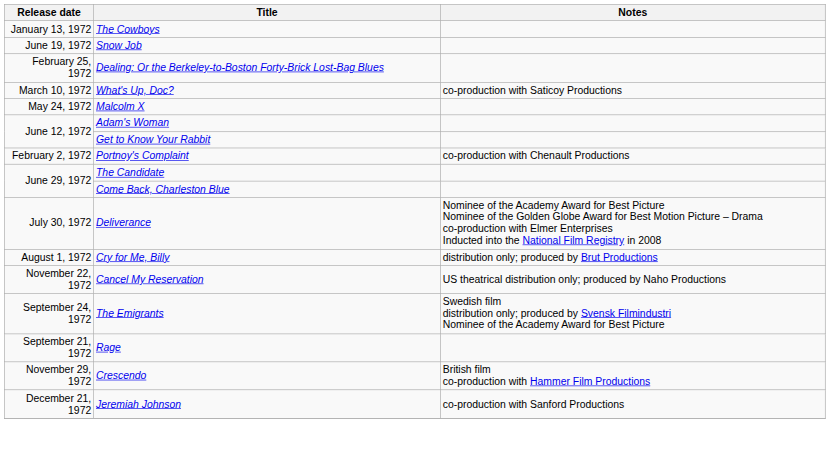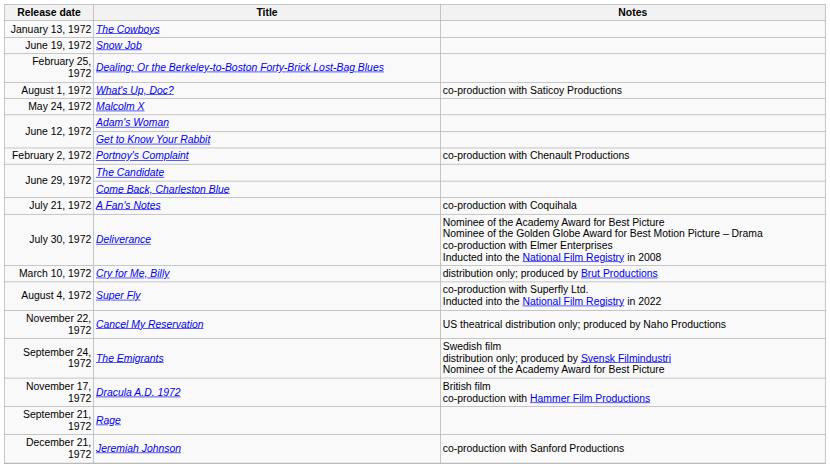(55, 90) March 10, 1972 -> (56, 90) August 1, 1972
+ row: (128, 205)
(56, 257) August 1, 1972 -> (55, 273) March 10, 1972
+ row: (118, 296)
+ row: (138, 392)
- row: (121, 376)
